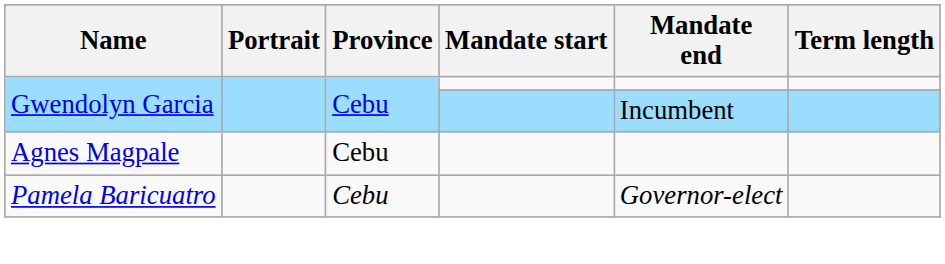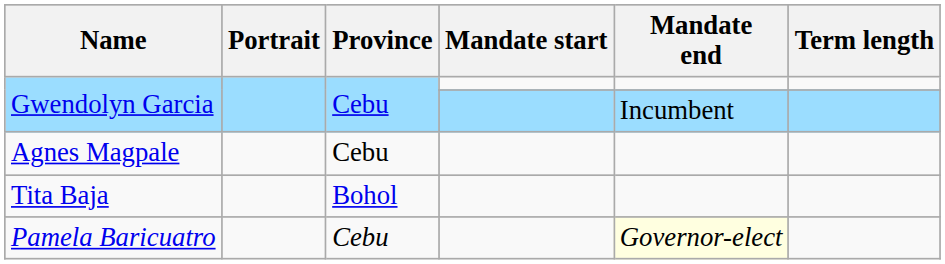+ row: (60, 195)
(701, 195) no background -> (701, 237) lightyellow background
